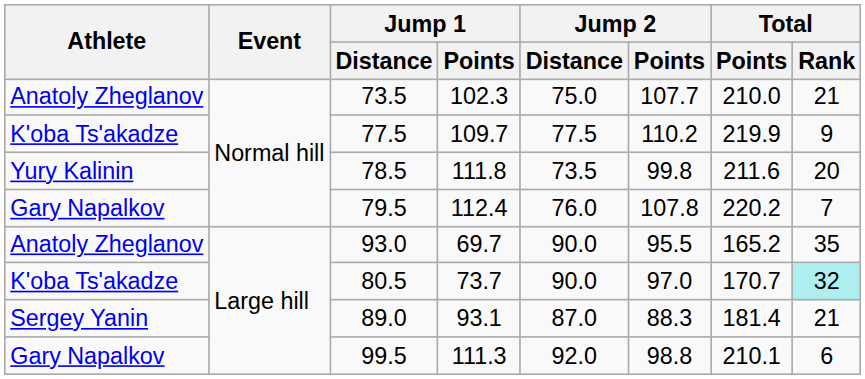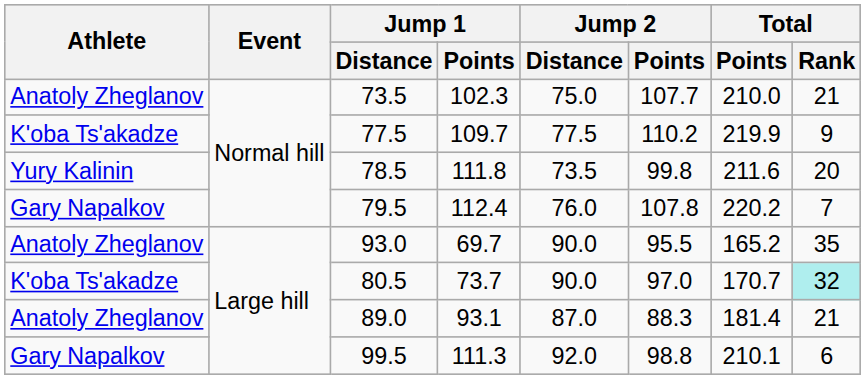(79, 318) Sergey Yanin -> (107, 318) Anatoly Zheglanov
